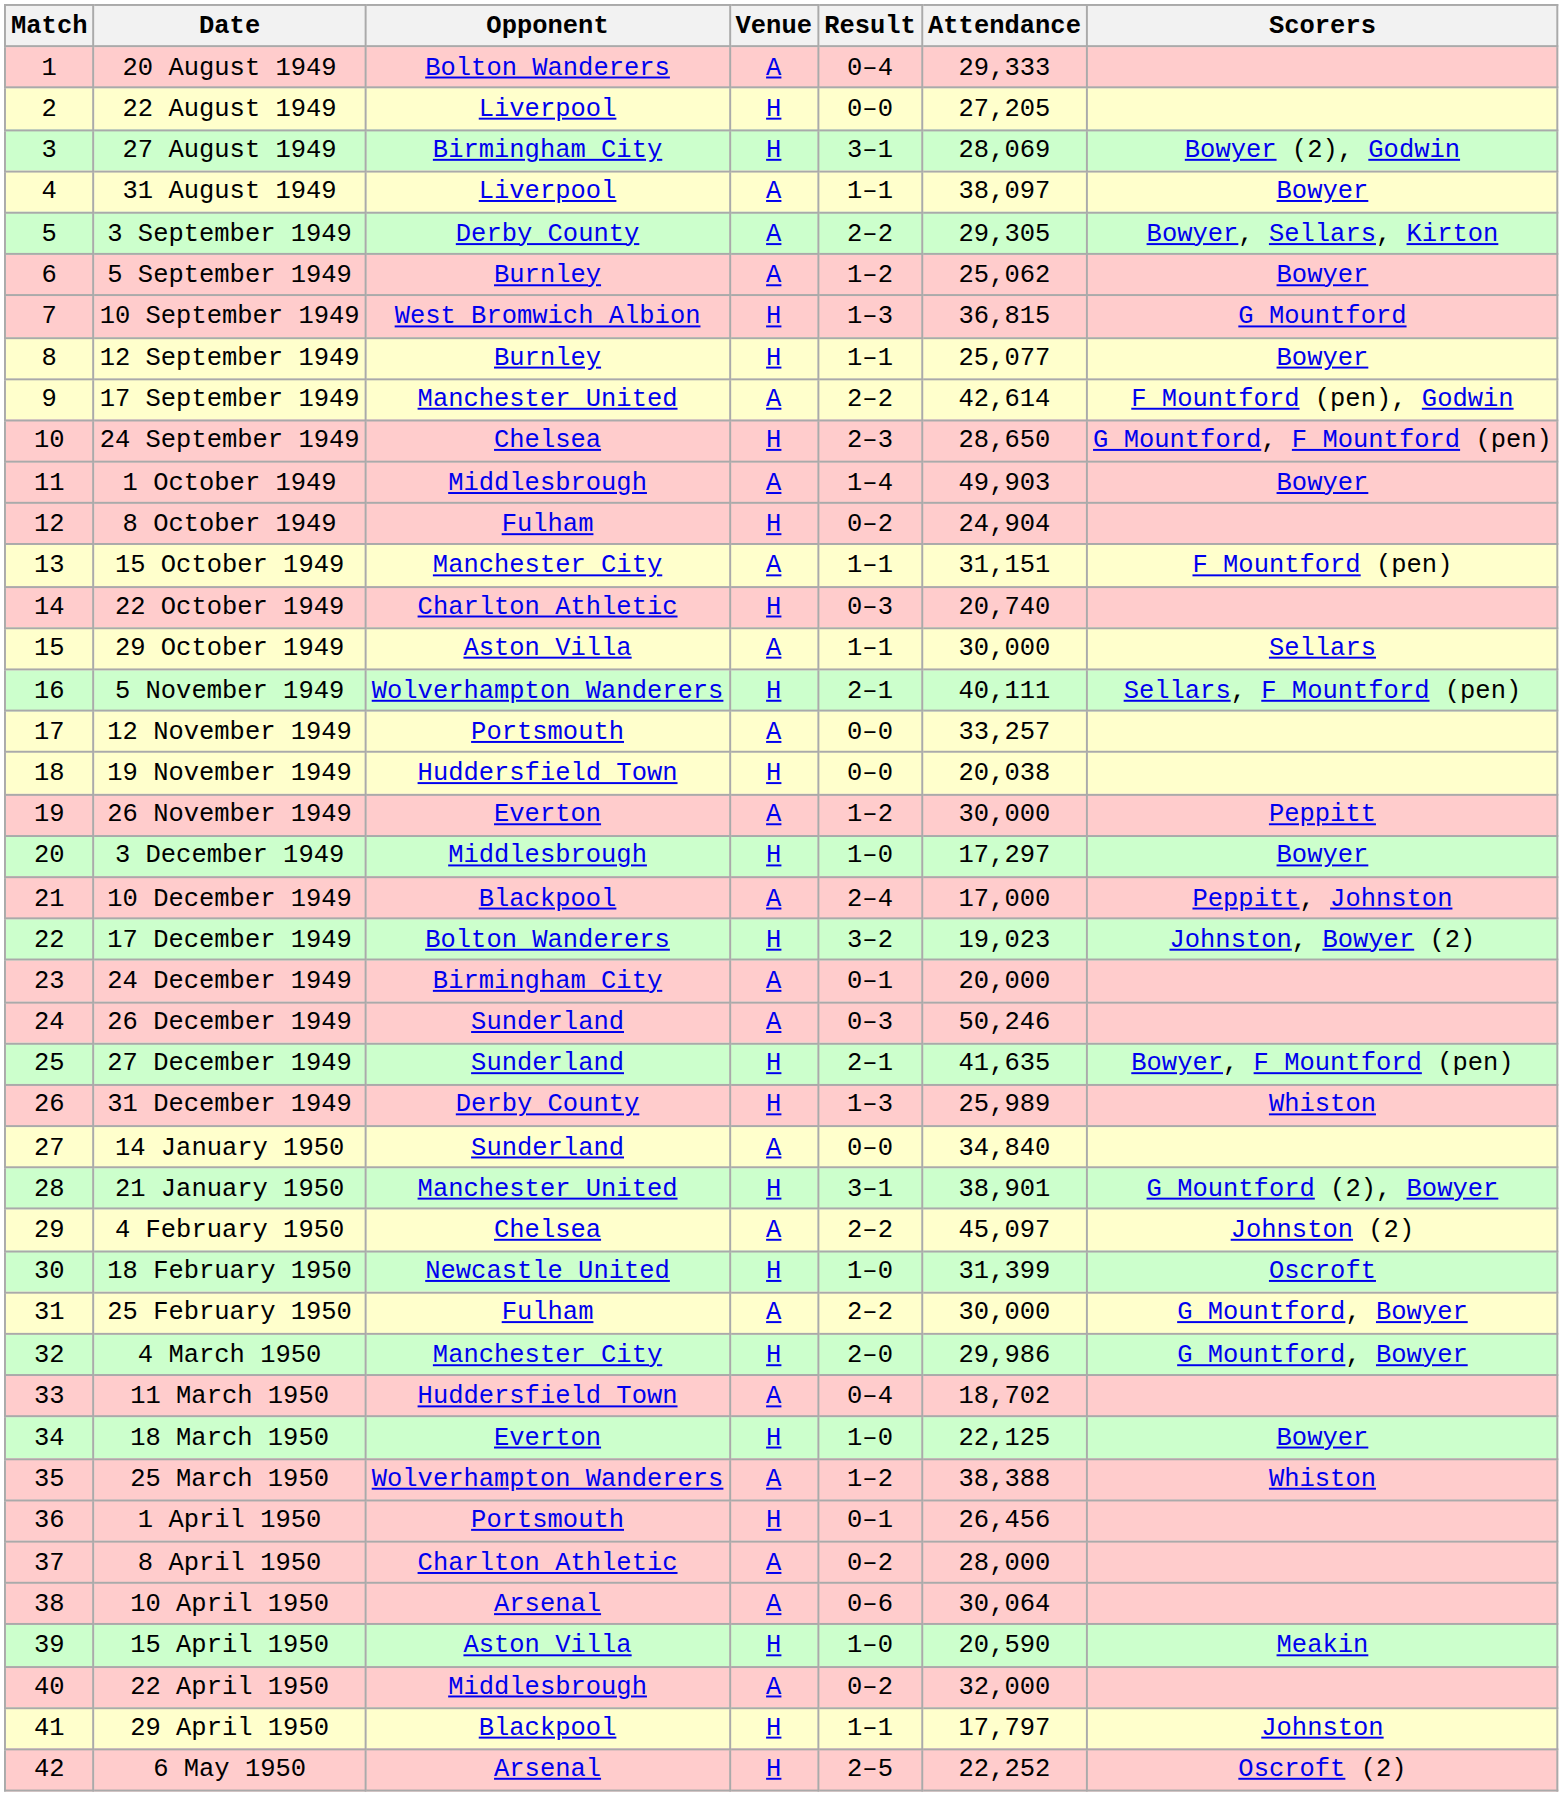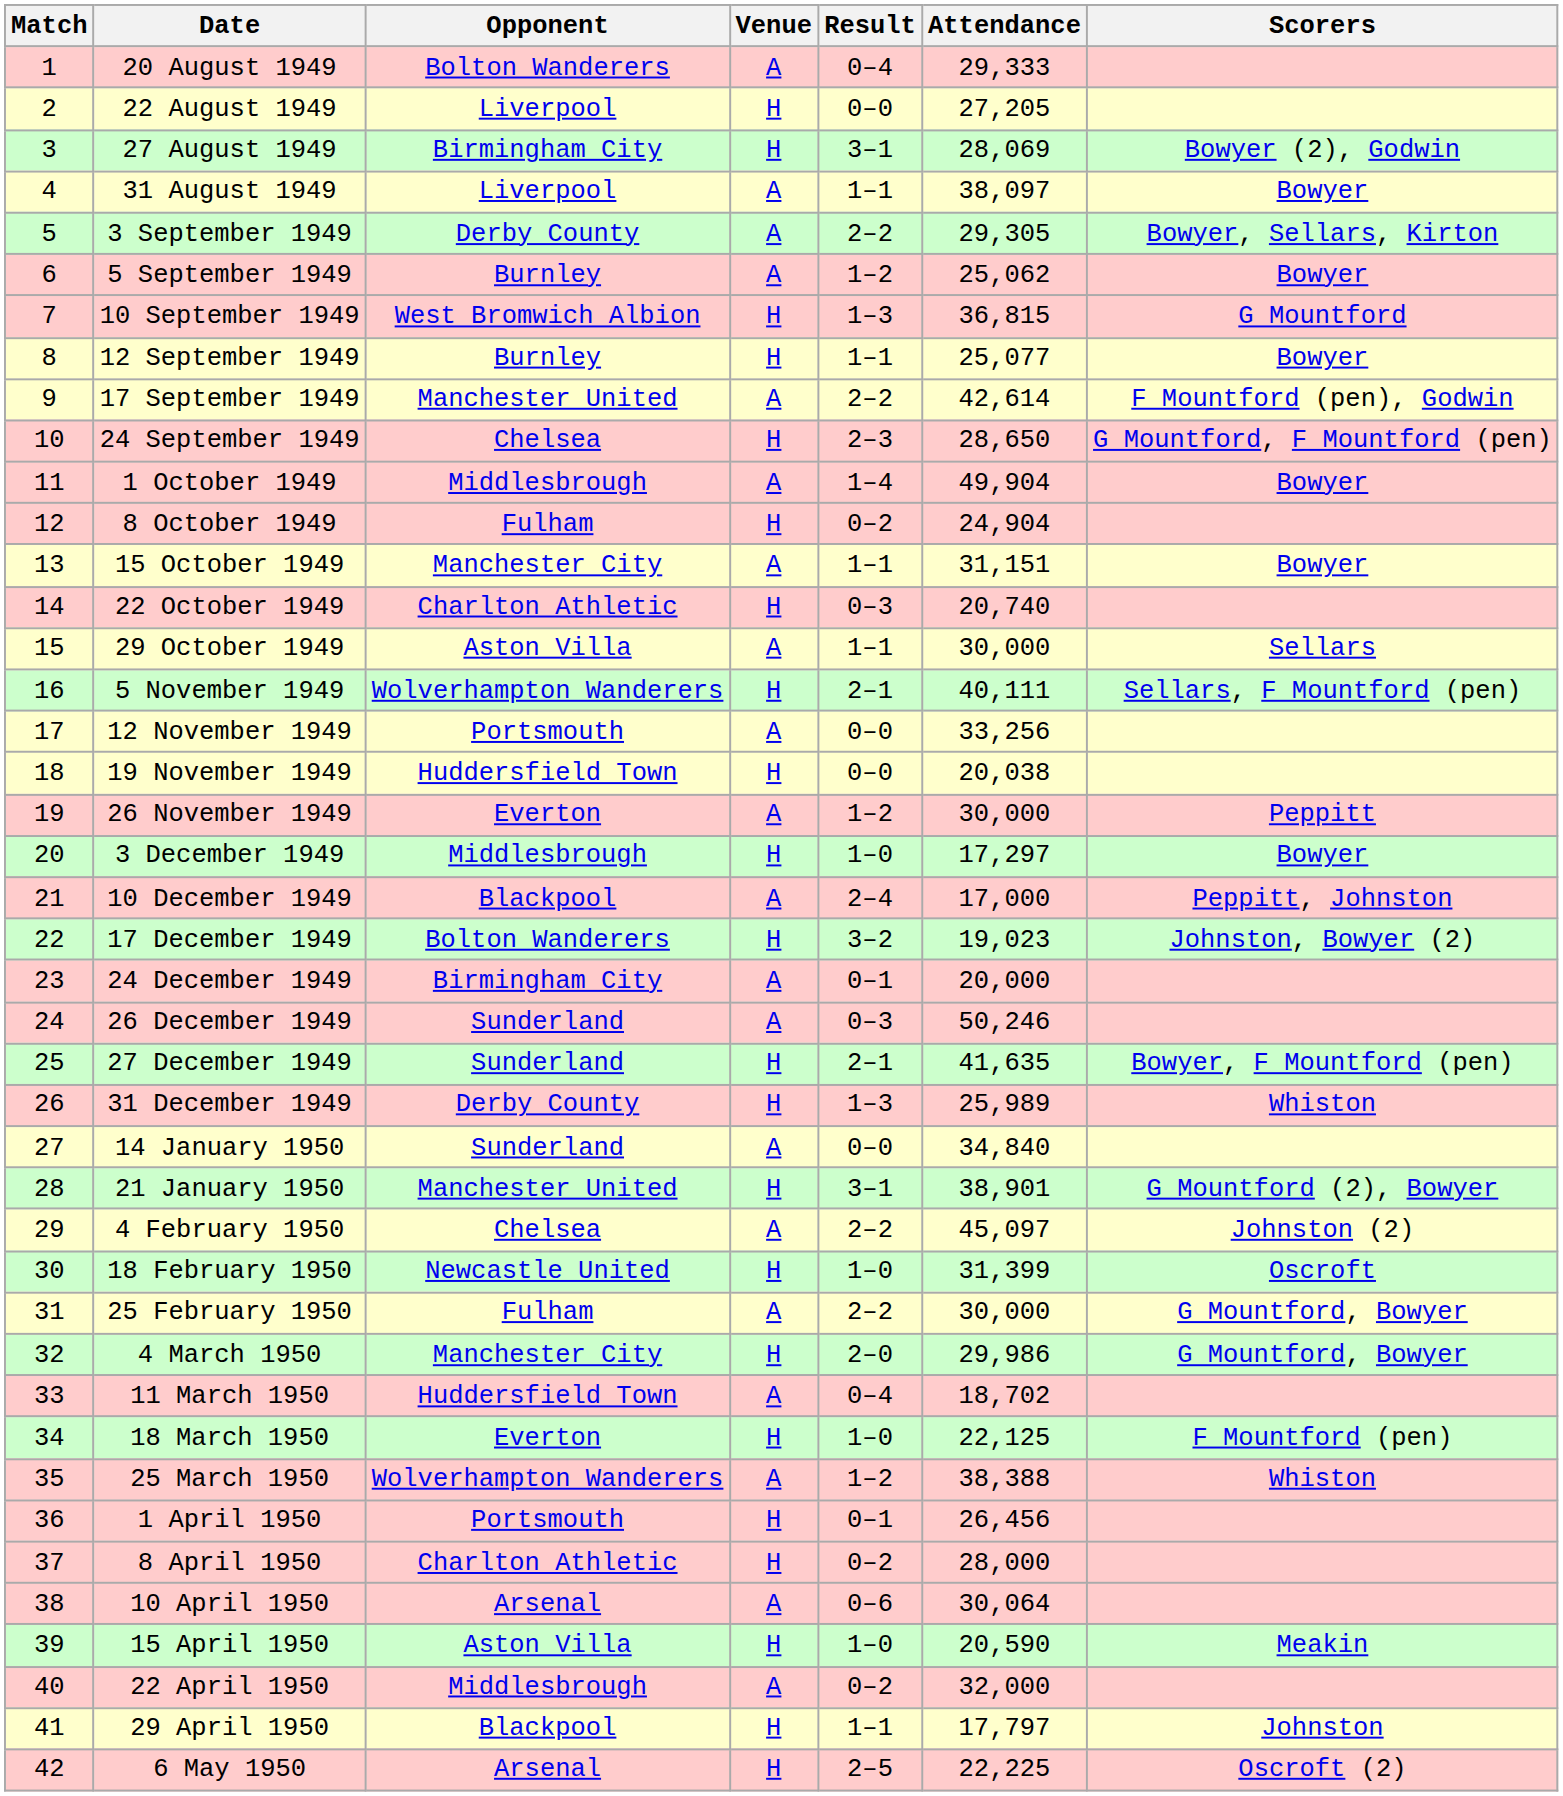(1004, 483) 49,903 -> (1004, 483) 49,904
(1322, 566) F Mountford (pen) -> (1322, 566) Bowyer
(1004, 732) 33,257 -> (1004, 732) 33,256
(1322, 1438) Bowyer -> (1322, 1438) F Mountford (pen)
(774, 1562) A -> (774, 1562) H
(1004, 1770) 22,252 -> (1004, 1770) 22,225
